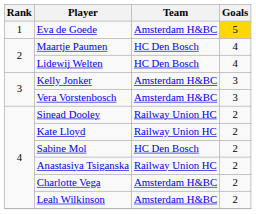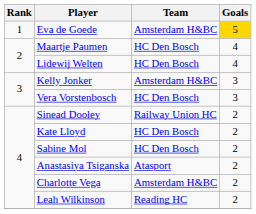(175, 98) Amsterdam H&BC -> (166, 98) HC Den Bosch
(175, 132) Railway Union HC -> (166, 132) HC Den Bosch
(175, 166) Railway Union HC -> (152, 166) Atasport
(175, 200) Amsterdam H&BC -> (161, 200) Reading HC
